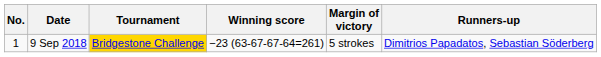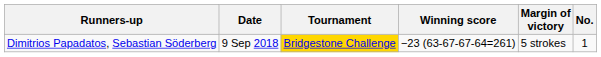columns swapped: (16, 20) <-> (489, 20)
